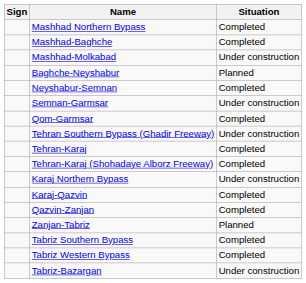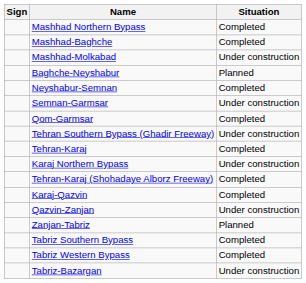rows swapped: (122, 164) <-> (80, 179)
(242, 210) Completed -> (259, 210) Under construction
